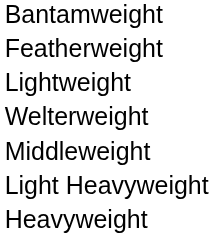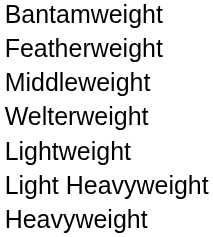rows swapped: (68, 83) <-> (78, 151)
